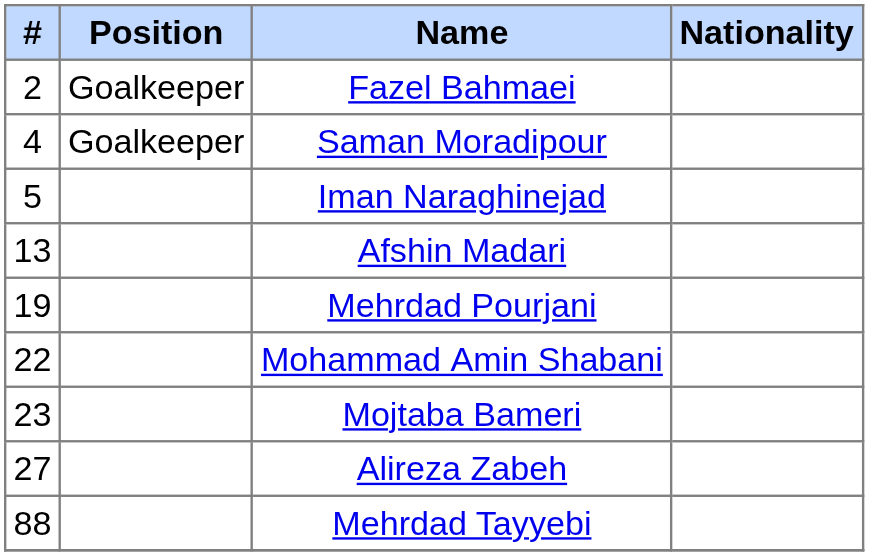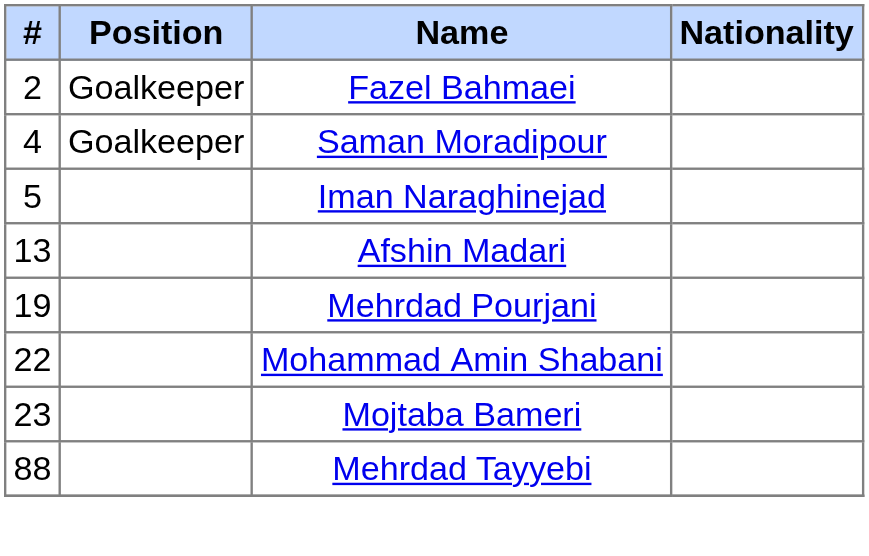- row: (462, 469)
